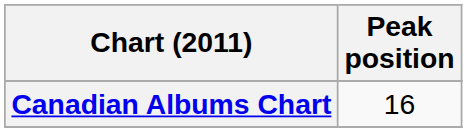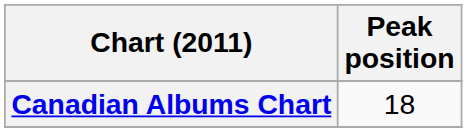(399, 103) 16 -> (399, 103) 18
